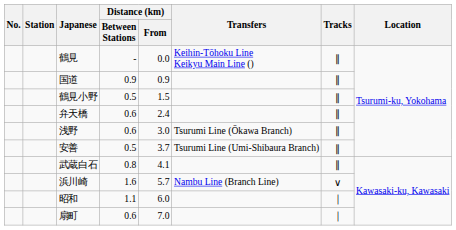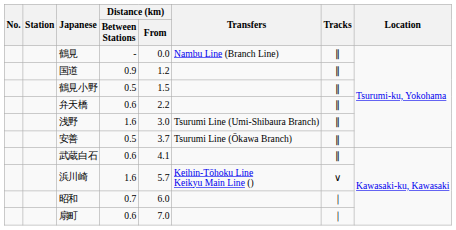(214, 58) Keihin-Tōhoku Line Keikyu Main Line () -> (226, 54) Nambu Line (Branch Line)
(164, 80) 0.9 -> (164, 71) 1.2
(164, 114) 2.4 -> (164, 105) 2.2
(130, 131) 0.6 -> (130, 122) 1.6
(233, 131) Tsurumi Line (Ōkawa Branch) -> (247, 122) Tsurumi Line (Umi-Shibaura Branch)
(247, 148) Tsurumi Line (Umi-Shibaura Branch) -> (233, 139) Tsurumi Line (Ōkawa Branch)
(130, 165) 0.8 -> (130, 156) 0.6
(226, 182) Nambu Line (Branch Line) -> (214, 177) Keihin-Tōhoku Line Keikyu Main Line ()
(130, 199) 1.1 -> (130, 199) 0.7
